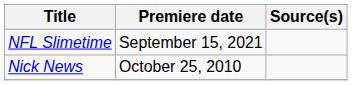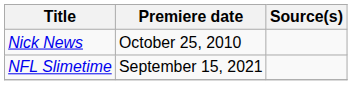rows swapped: (46, 67) <-> (60, 42)
